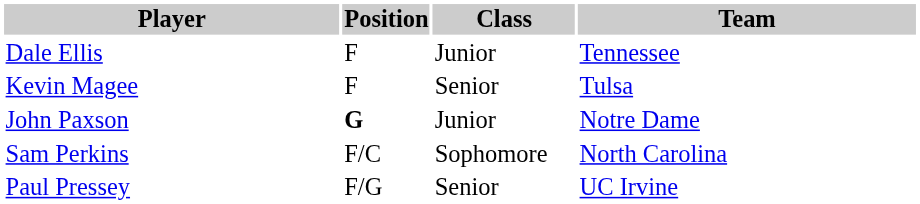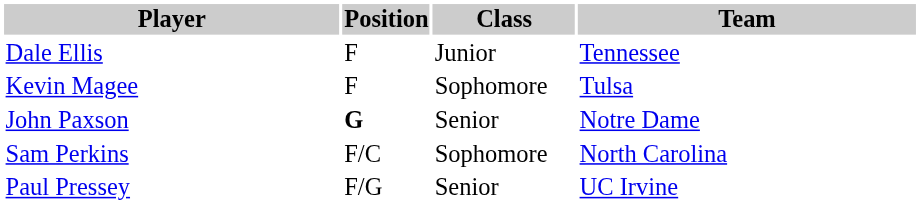(467, 86) Senior -> (491, 86) Sophomore
(465, 120) Junior -> (467, 120) Senior
